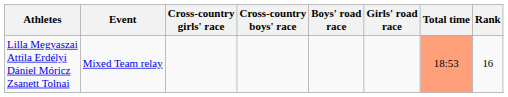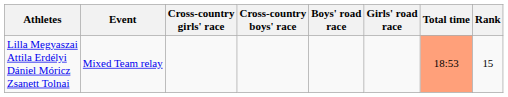(488, 64) 16 -> (488, 64) 15
